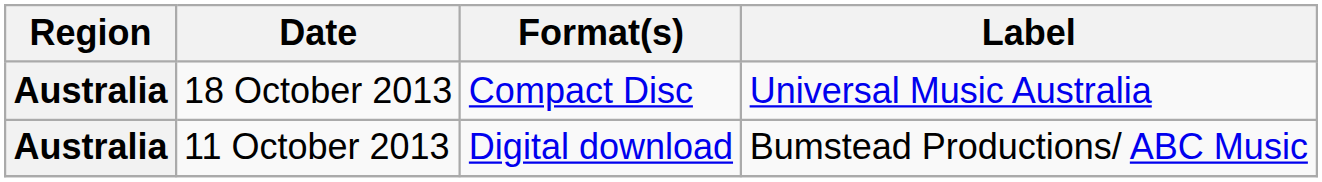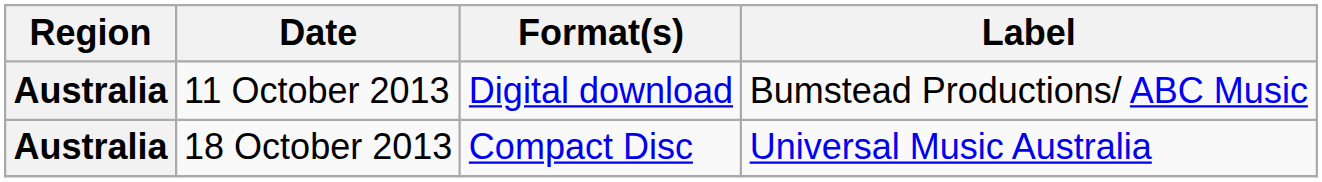rows swapped: (317, 147) <-> (318, 90)
